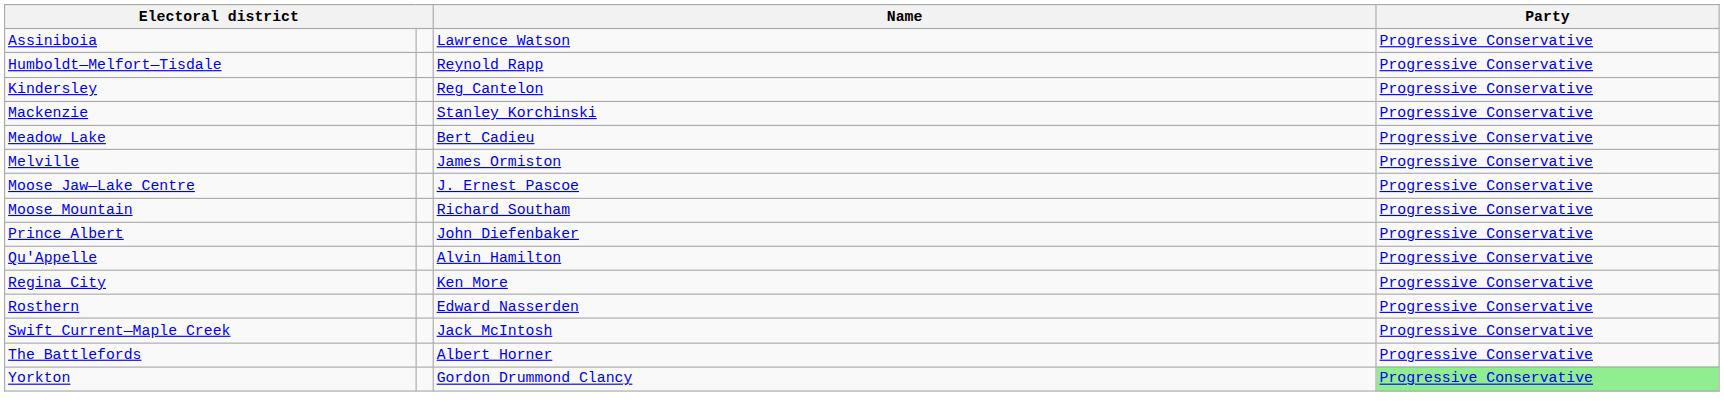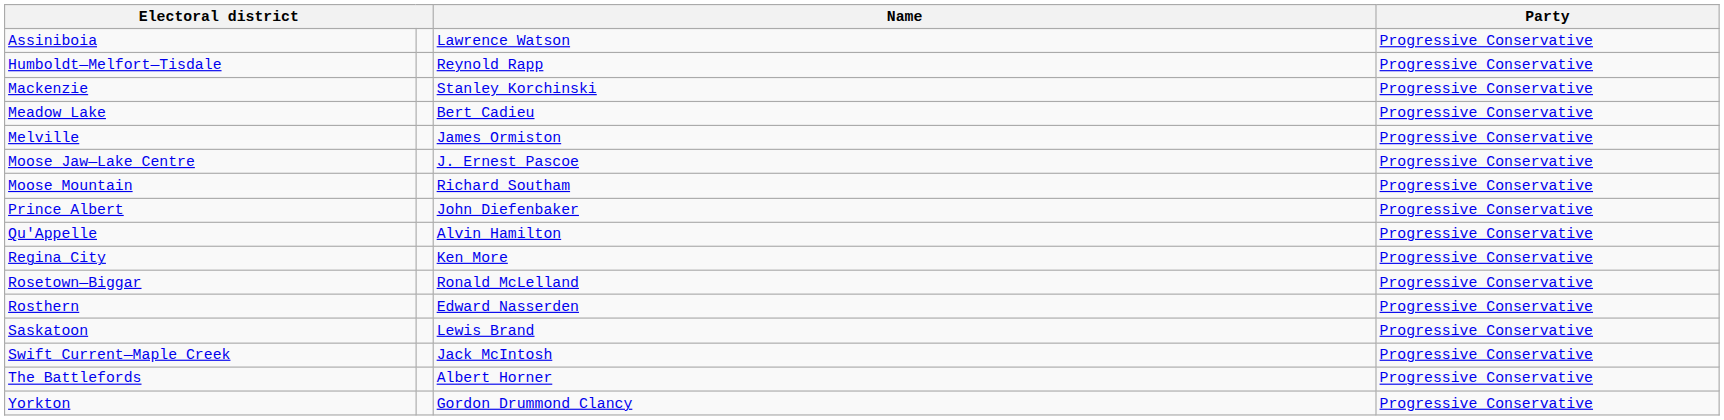- row: (53, 89)
+ row: (75, 282)
+ row: (48, 331)
(1486, 379) lightgreen background -> (1486, 403) no background
